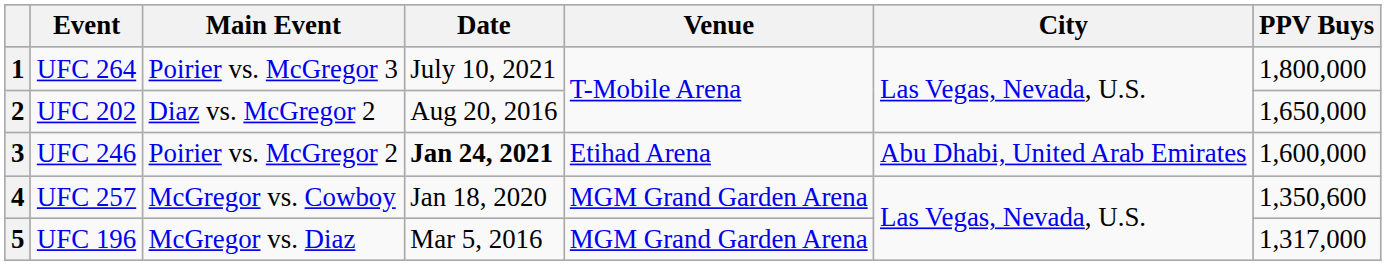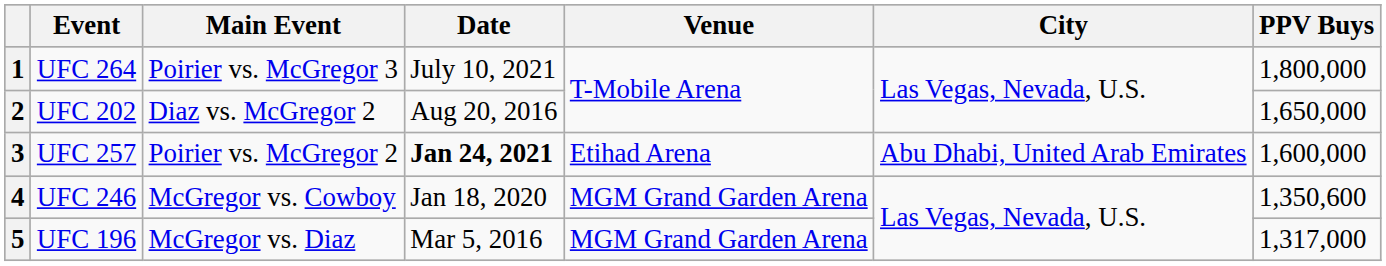(87, 153) UFC 246 -> (87, 153) UFC 257
(87, 196) UFC 257 -> (87, 196) UFC 246
